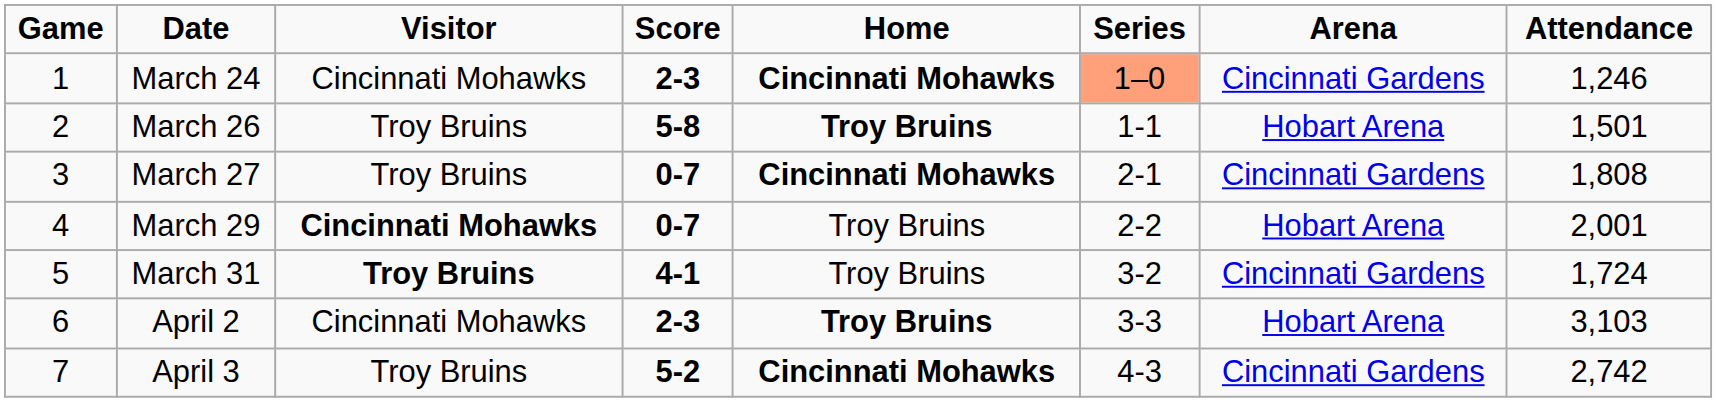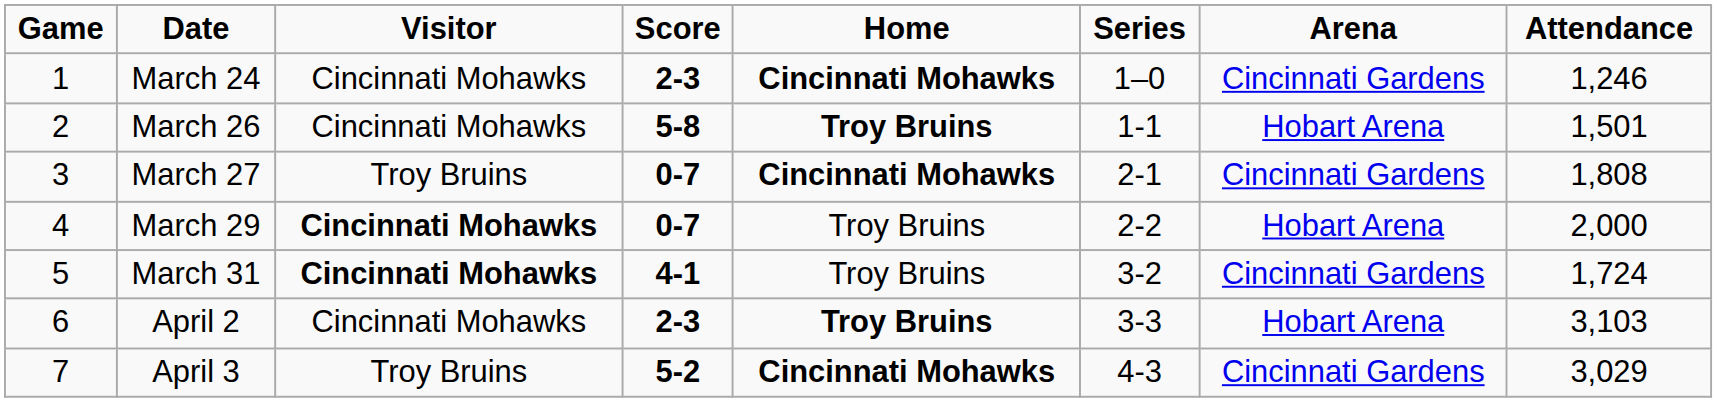(1140, 77) lightsalmon background -> (1140, 77) no background
(449, 126) Troy Bruins -> (449, 126) Cincinnati Mohawks
(1609, 224) 2,001 -> (1609, 224) 2,000
(449, 273) Troy Bruins -> (449, 273) Cincinnati Mohawks
(1609, 371) 2,742 -> (1609, 371) 3,029
